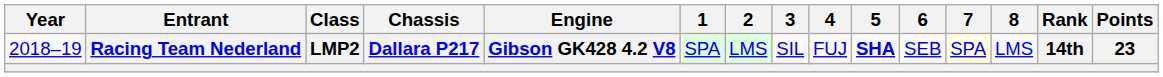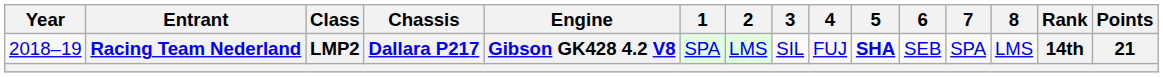(968, 48) lightyellow background -> (968, 48) no background
(1125, 48) 23 -> (1125, 48) 21
